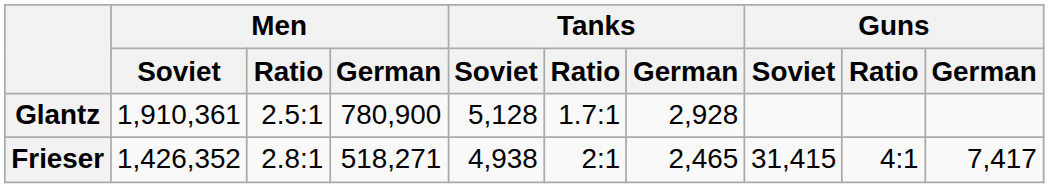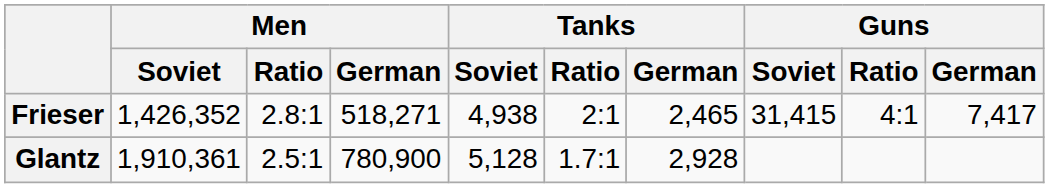rows swapped: (58, 159) <-> (58, 114)
